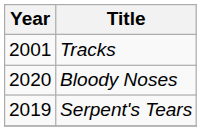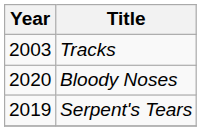(30, 49) 2001 -> (30, 49) 2003
